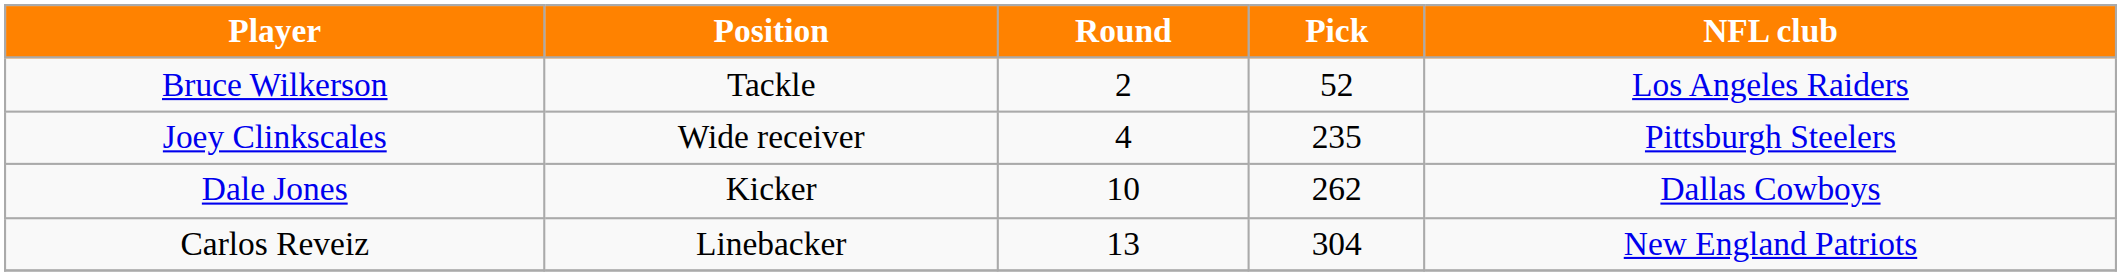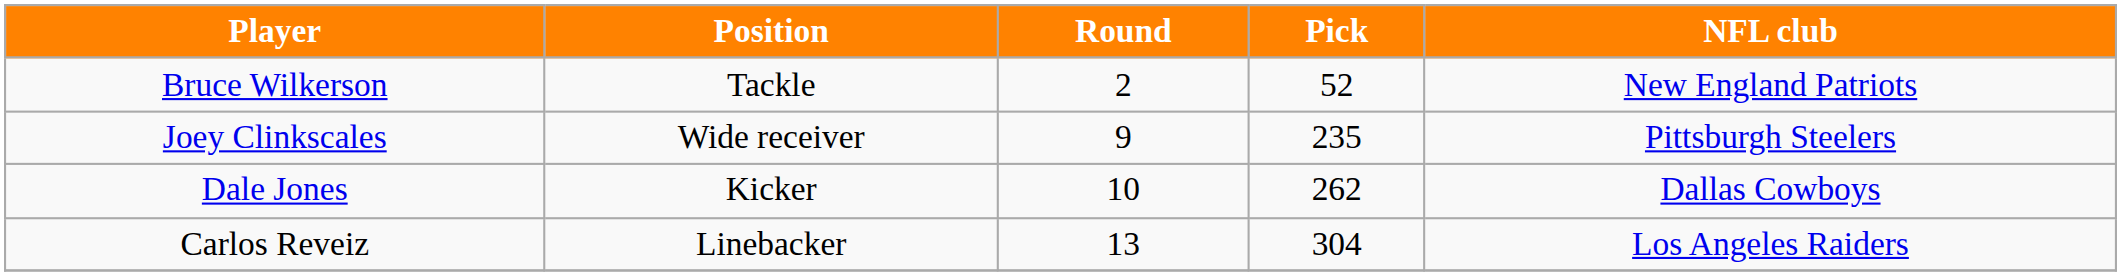(1770, 84) Los Angeles Raiders -> (1770, 84) New England Patriots
(1123, 137) 4 -> (1123, 137) 9
(1770, 243) New England Patriots -> (1770, 243) Los Angeles Raiders
